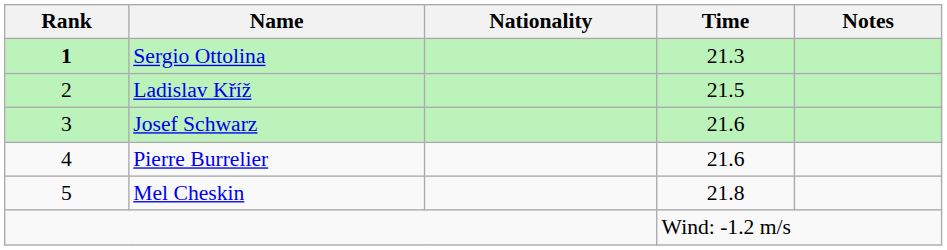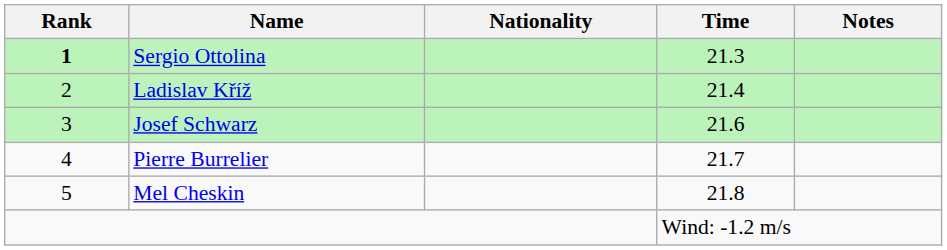(726, 90) 21.5 -> (726, 90) 21.4
(726, 158) 21.6 -> (726, 158) 21.7
